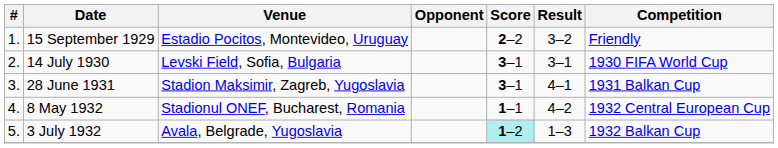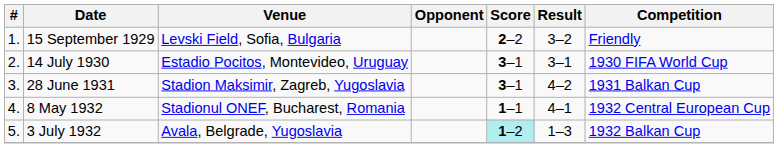(285, 39) Estadio Pocitos, Montevideo, Uruguay -> (251, 39) Levski Field, Sofia, Bulgaria
(251, 62) Levski Field, Sofia, Bulgaria -> (285, 62) Estadio Pocitos, Montevideo, Uruguay
(560, 85) 4–1 -> (560, 85) 4–2
(560, 108) 4–2 -> (560, 108) 4–1
